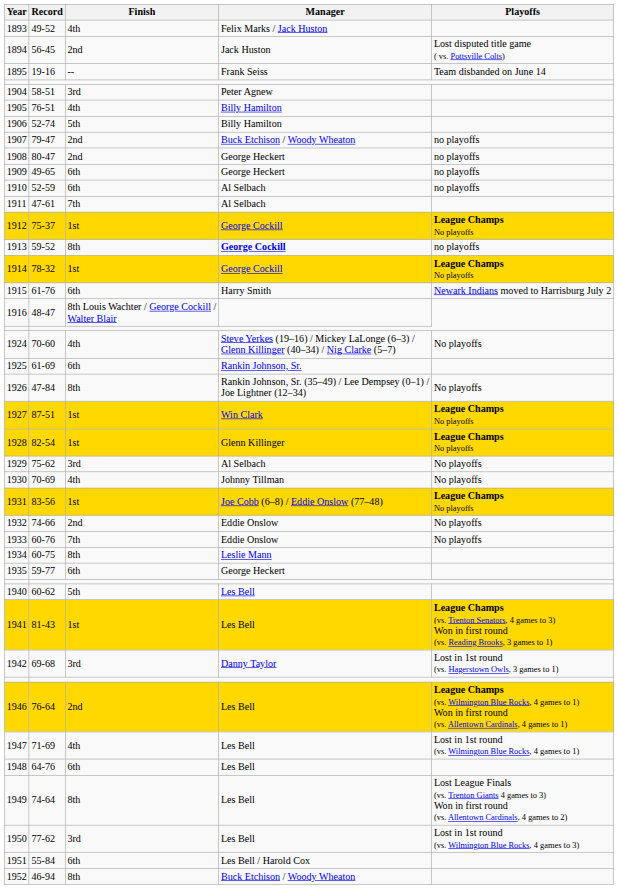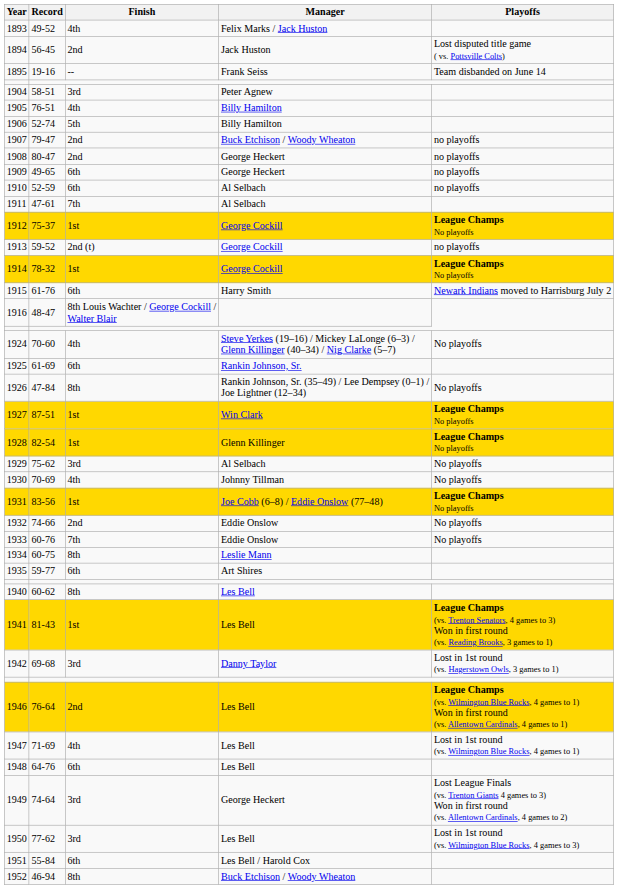(74, 247) 8th -> (81, 247) 2nd (t)
(253, 247) bold -> (252, 247) normal
(253, 571) George Heckert -> (242, 571) Art Shires
(74, 592) 5th -> (74, 592) 8th
(74, 800) 8th -> (74, 800) 3rd
(238, 800) Les Bell -> (253, 800) George Heckert
